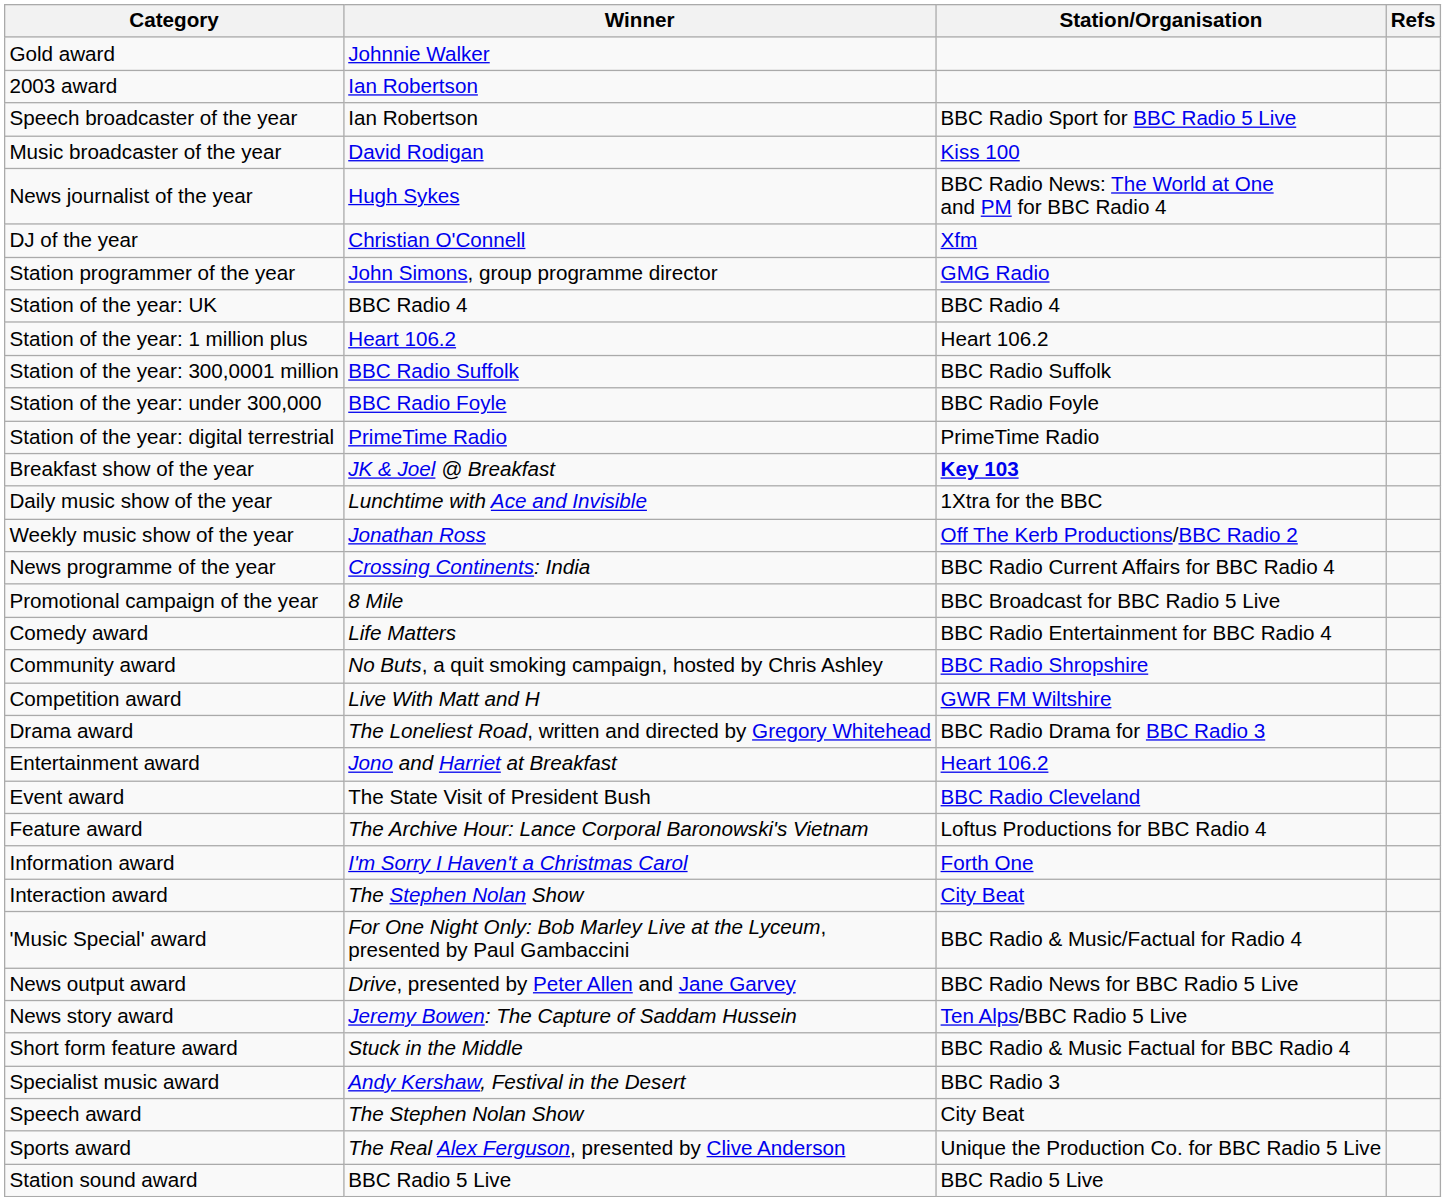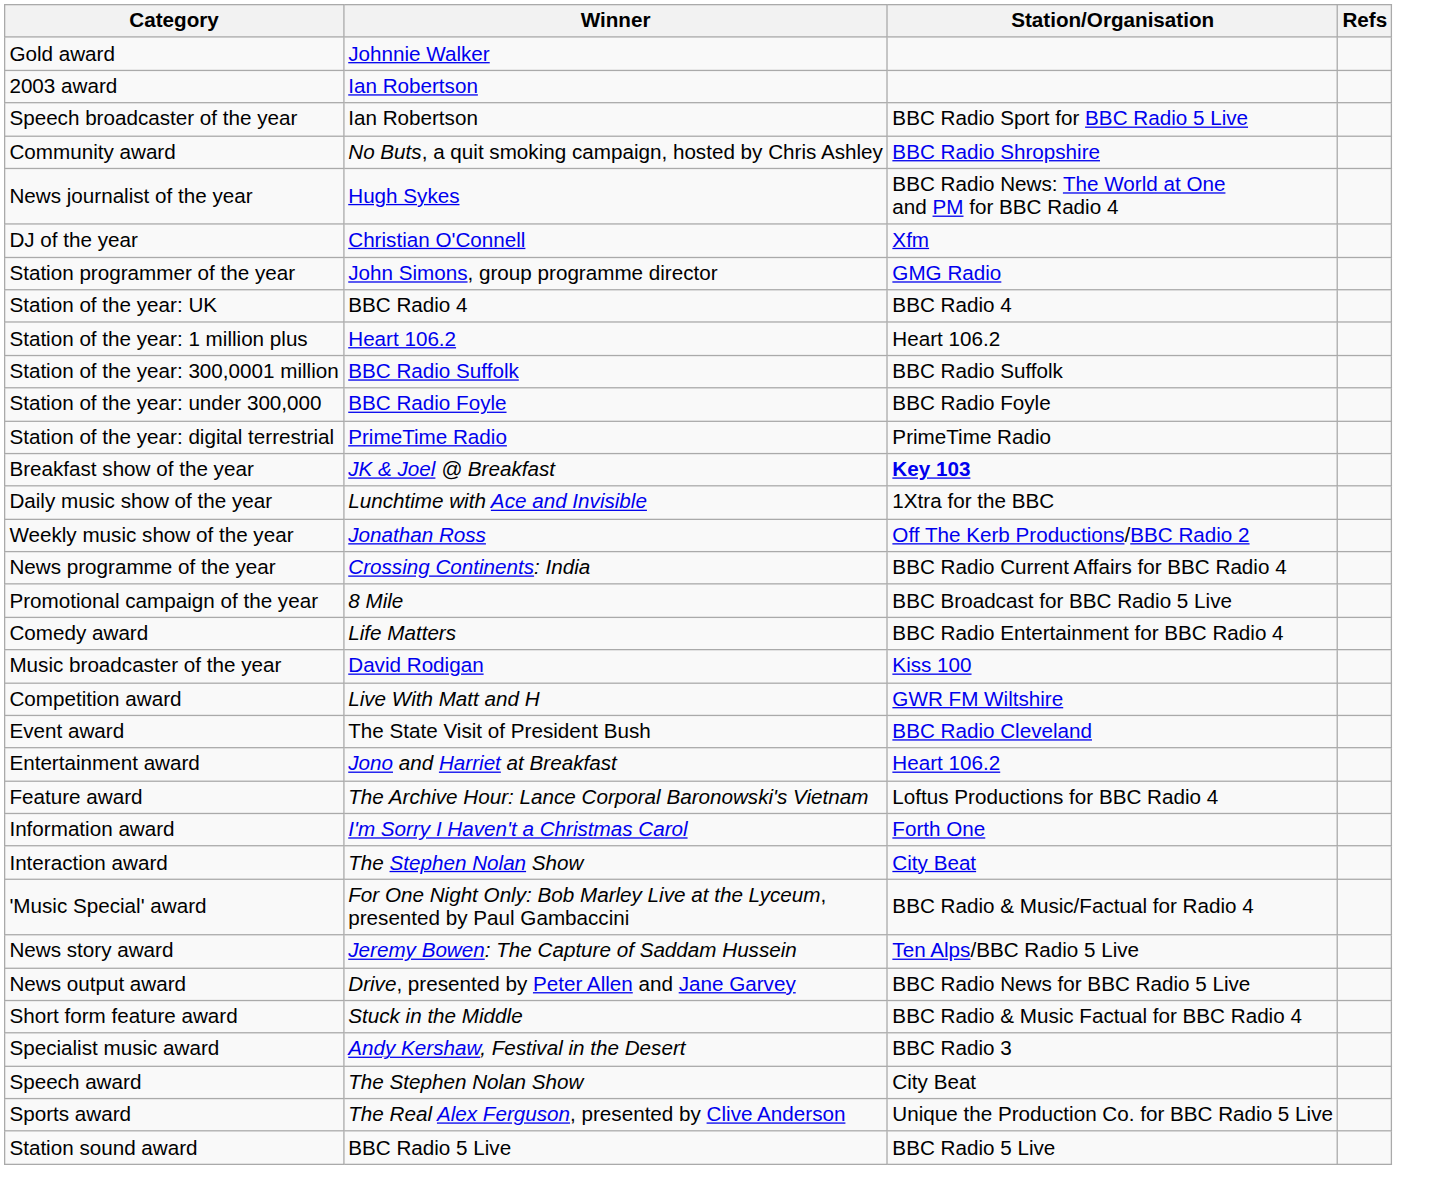rows swapped: (145, 151) <-> (93, 666)
- row: (71, 731)
rows swapped: (105, 764) <-> (67, 796)
rows swapped: (98, 983) <-> (91, 1016)
